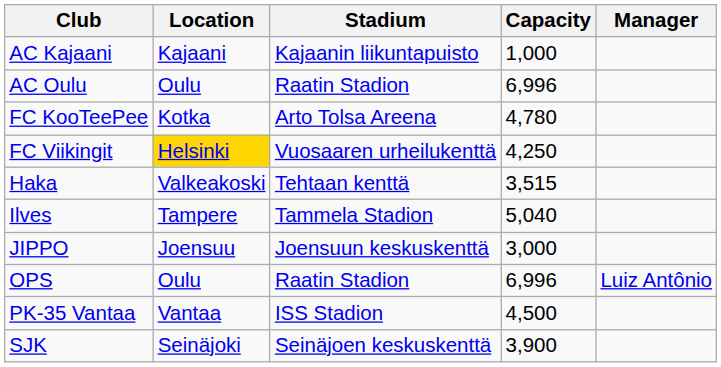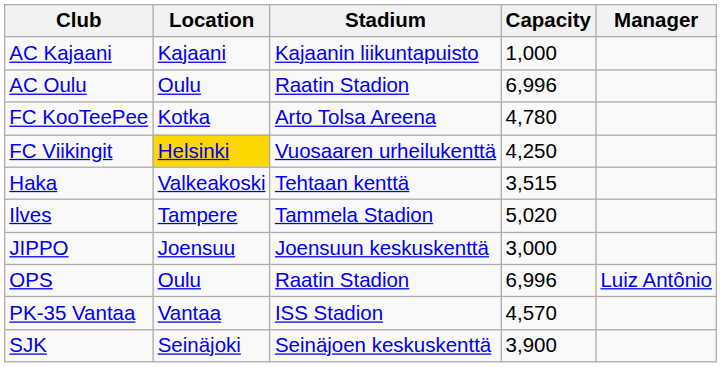(531, 215) 5,040 -> (531, 215) 5,020
(531, 313) 4,500 -> (531, 313) 4,570
